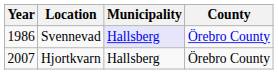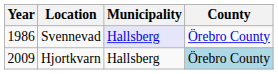(21, 58) 2007 -> (21, 58) 2009
(229, 58) no background -> (229, 58) lightblue background
